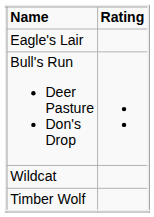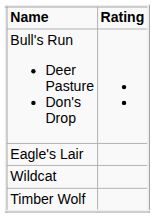rows swapped: (52, 102) <-> (47, 40)
